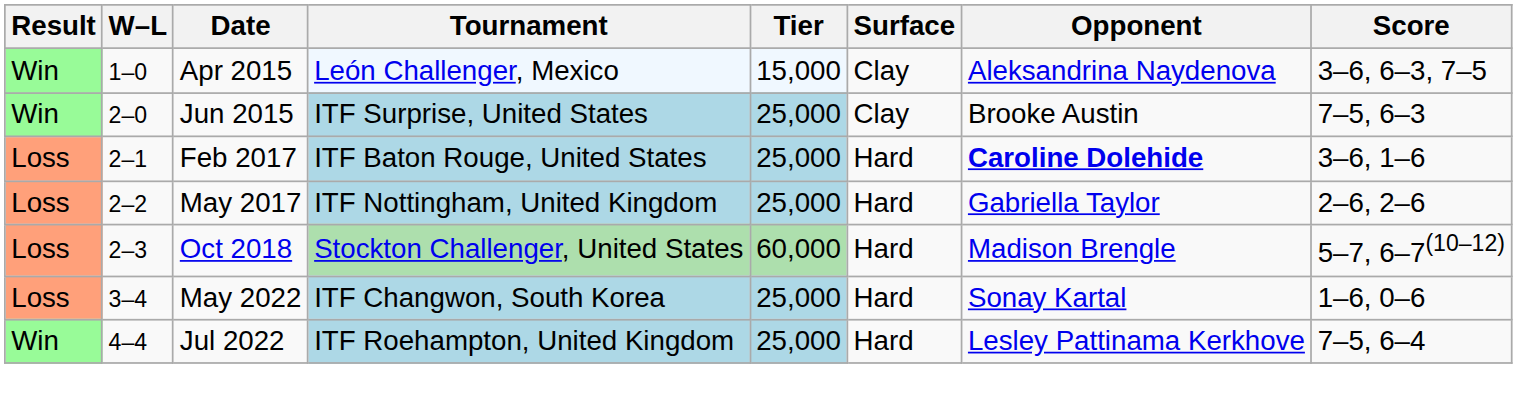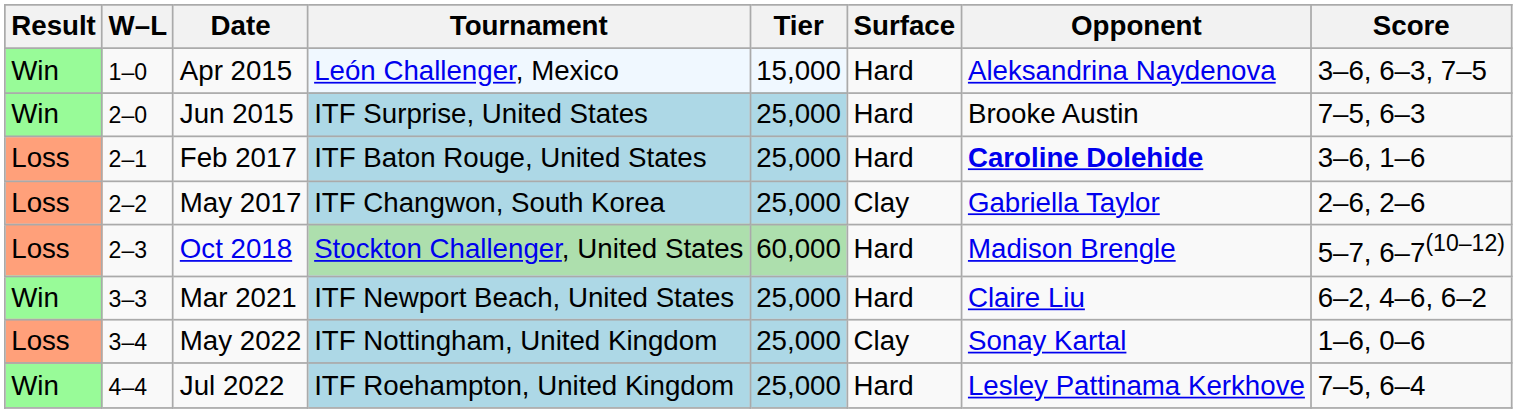(881, 70) Clay -> (884, 70) Hard
(881, 114) Clay -> (884, 114) Hard
(516, 202) ITF Nottingham, United Kingdom -> (490, 202) ITF Changwon, South Korea
(884, 202) Hard -> (881, 202) Clay
+ row: (238, 297)
(490, 297) ITF Changwon, South Korea -> (516, 341) ITF Nottingham, United Kingdom
(884, 297) Hard -> (881, 341) Clay
